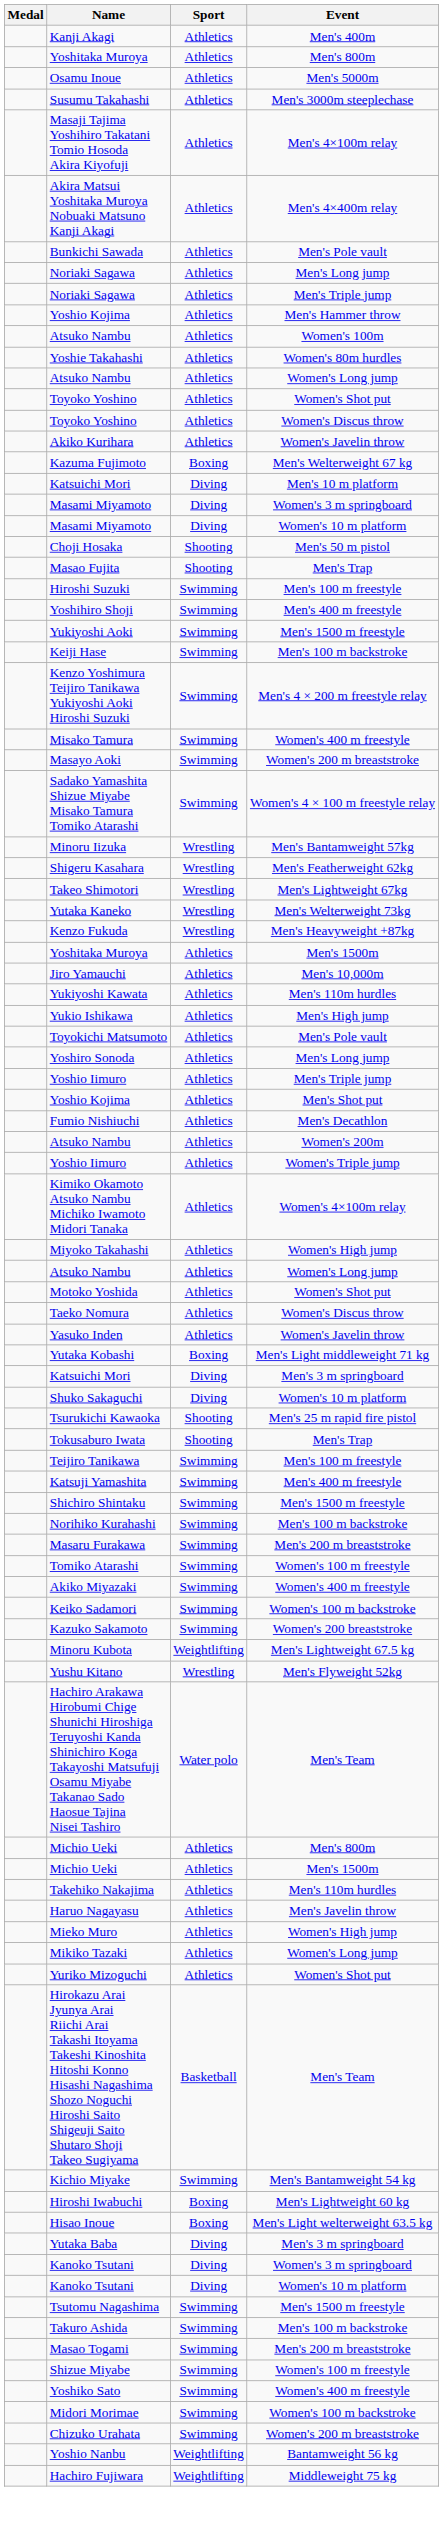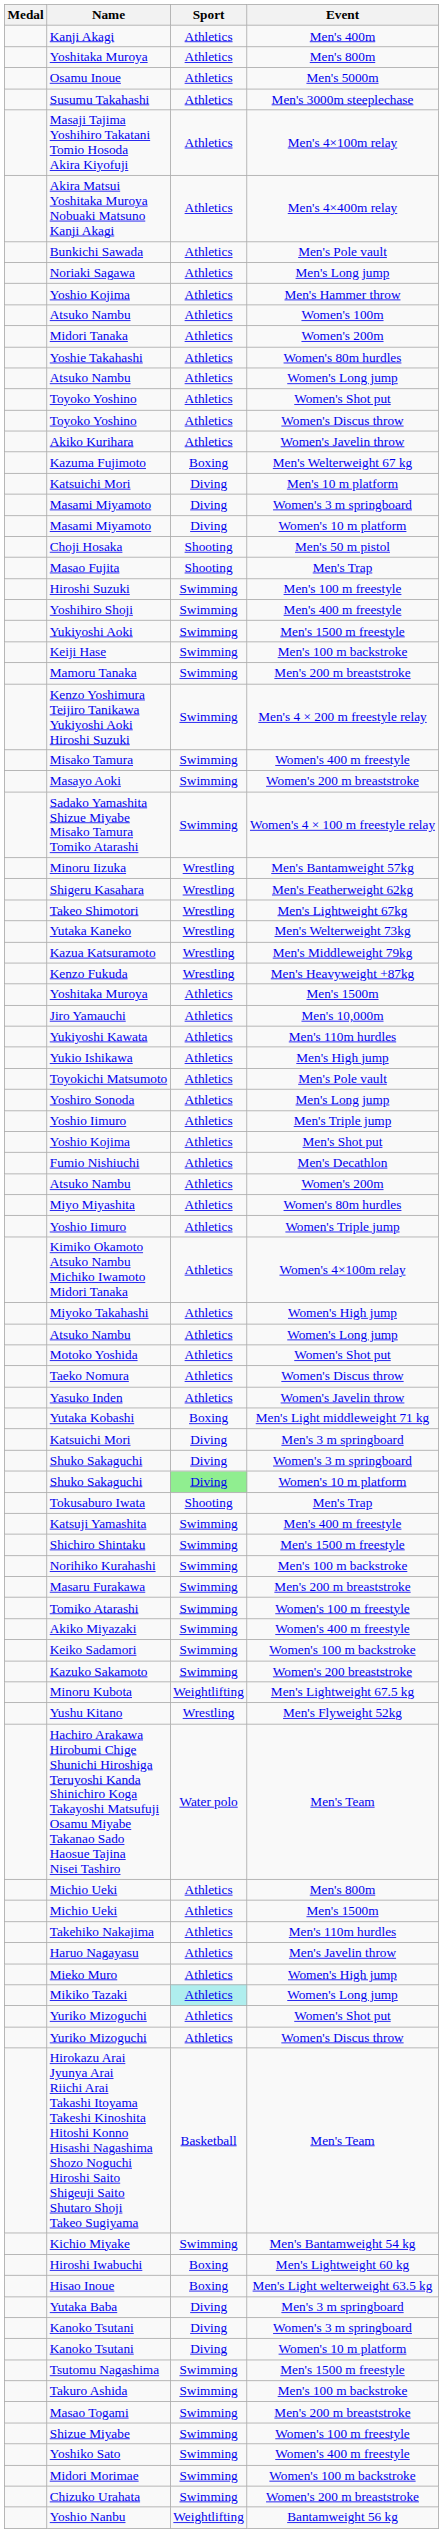- row: (92, 294)
+ row: (89, 336)
+ row: (93, 673)
+ row: (103, 952)
+ row: (92, 1205)
+ row: (96, 1460)
(209, 1397) no background -> (209, 1481) lightgreen background
- row: (105, 1418)
- row: (95, 1460)
(209, 1953) no background -> (209, 1995) paleturquoise background
+ row: (98, 2037)
- row: (96, 2475)
